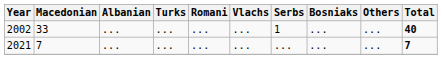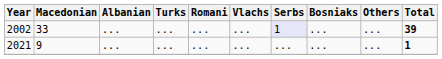(277, 29) no background -> (277, 29) lavender background
(410, 29) 40 -> (410, 29) 39
(39, 46) 7 -> (39, 46) 9
(407, 46) 7 -> (407, 46) 1
